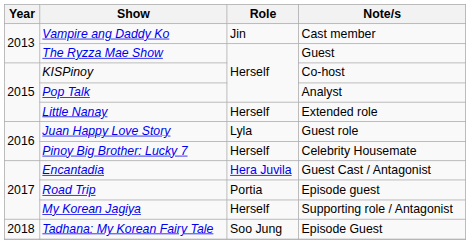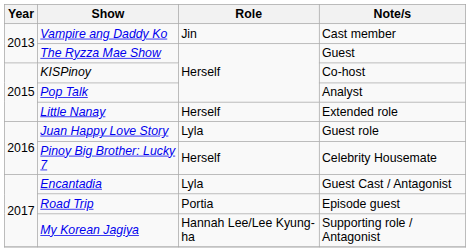(261, 170) Hera Juvila -> (192, 184) Lyla
(250, 209) Herself -> (248, 230) Hannah Lee/Lee Kyung-ha
- row: (128, 229)
